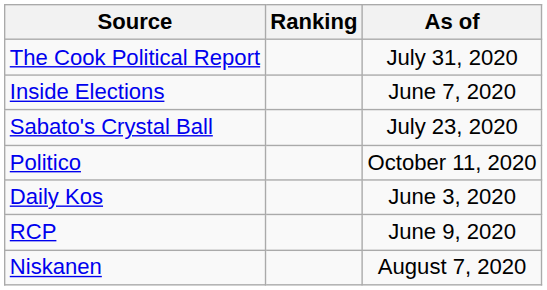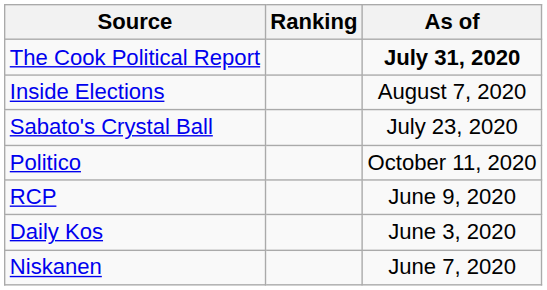(452, 57) normal -> (452, 57) bold
(452, 92) June 7, 2020 -> (452, 92) August 7, 2020
rows swapped: (56, 197) <-> (33, 232)
(452, 267) August 7, 2020 -> (452, 267) June 7, 2020
